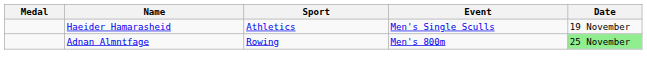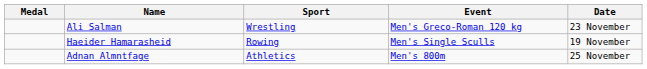+ row: (94, 27)
(271, 27) Athletics -> (263, 41) Rowing
(263, 41) Rowing -> (271, 56) Athletics
(600, 41) lightgreen background -> (600, 56) no background
